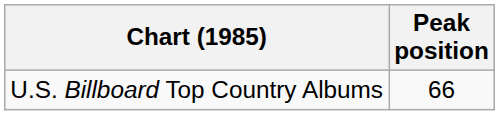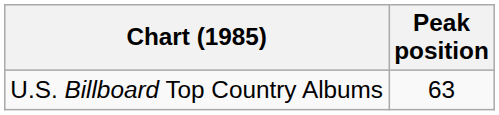(442, 89) 66 -> (442, 89) 63
